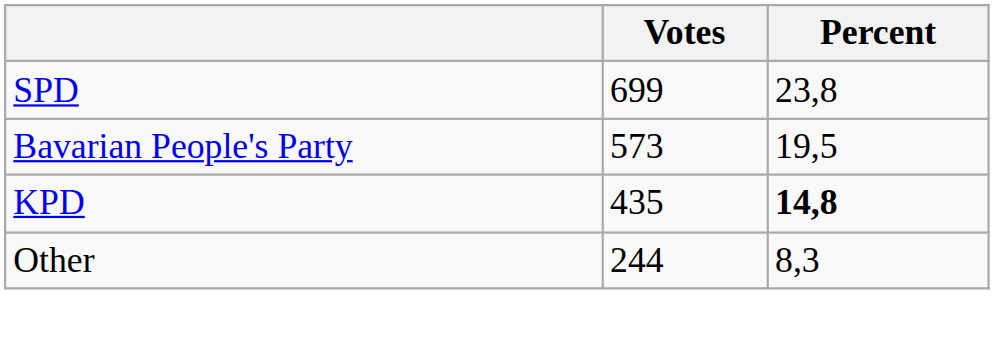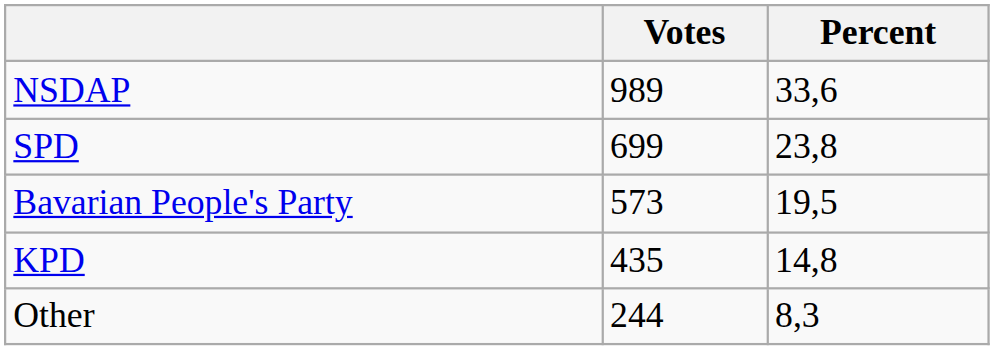+ row: (72, 89)
(806, 202) bold -> (806, 259) normal
